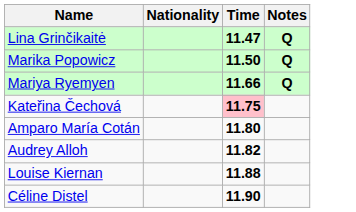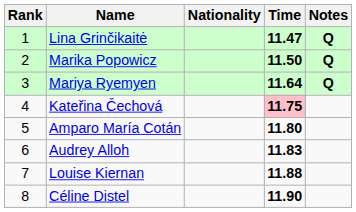+ column: (25, 15)
(243, 83) 11.66 -> (285, 83) 11.64
(243, 151) 11.82 -> (285, 151) 11.83
